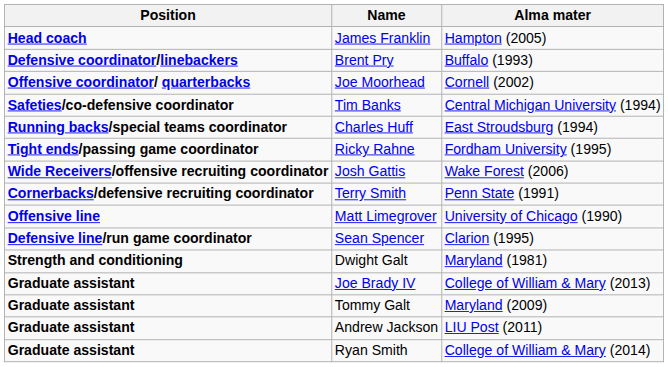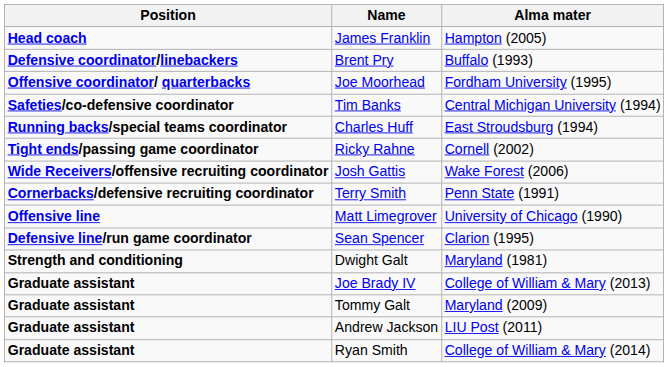(489, 82) Cornell (2002) -> (528, 82) Fordham University (1995)
(528, 149) Fordham University (1995) -> (489, 149) Cornell (2002)
